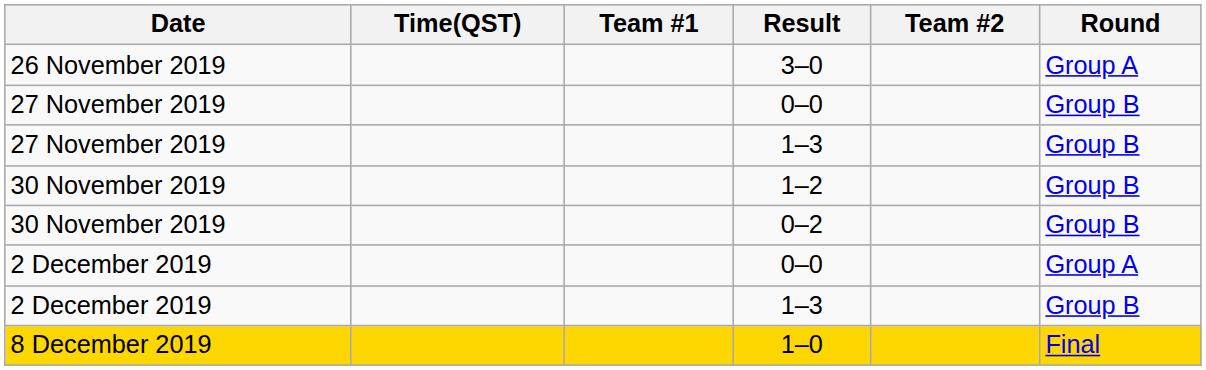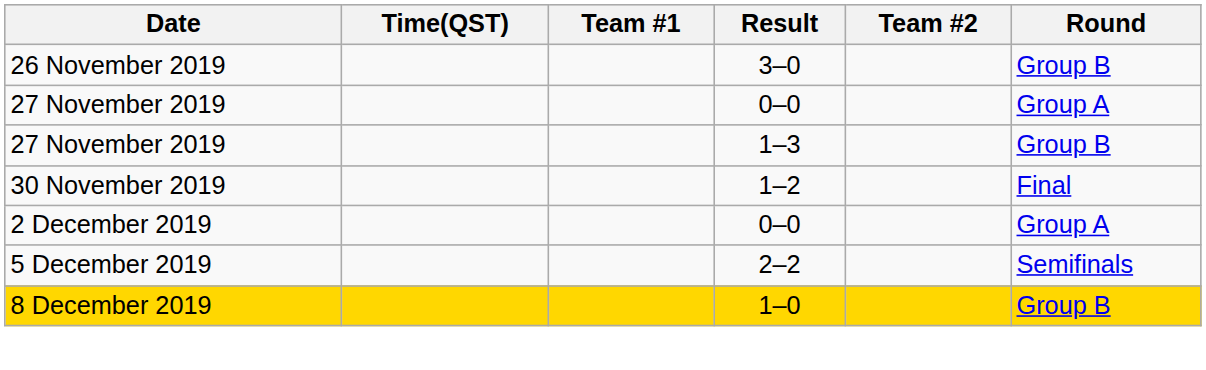(1092, 64) Group A -> (1064, 64) Group B
(1092, 104) Group B -> (1063, 104) Group A
(1092, 184) Group B -> (1044, 184) Final
- row: (118, 225)
- row: (111, 305)
+ row: (111, 265)
(1073, 345) Final -> (1064, 305) Group B
